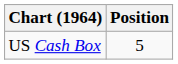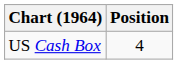(140, 45) 5 -> (140, 45) 4
